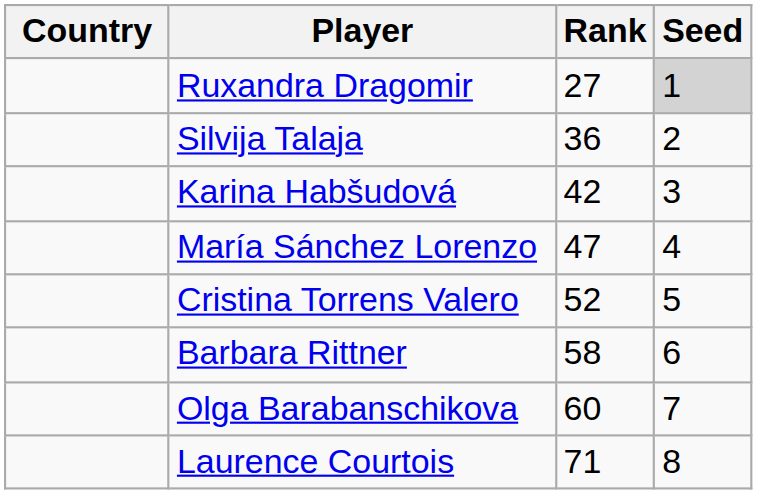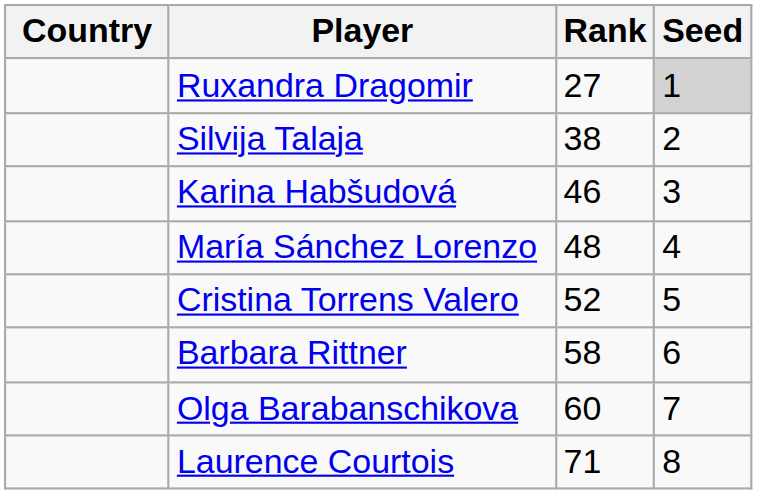(582, 138) 36 -> (582, 138) 38
(582, 192) 42 -> (582, 192) 46
(582, 246) 47 -> (582, 246) 48
